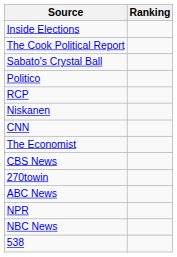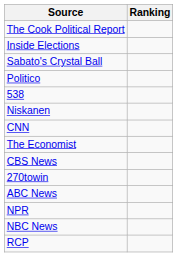rows swapped: (66, 45) <-> (43, 29)
rows swapped: (18, 95) <-> (15, 243)
